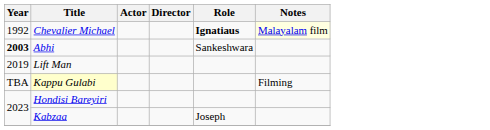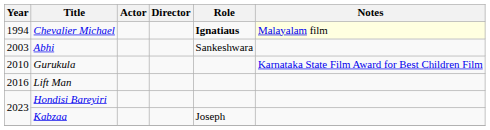(18, 30) 1992 -> (18, 30) 1994
(18, 47) bold -> (18, 47) normal
+ row: (54, 64)
(18, 64) 2019 -> (18, 82) 2016
- row: (65, 82)
